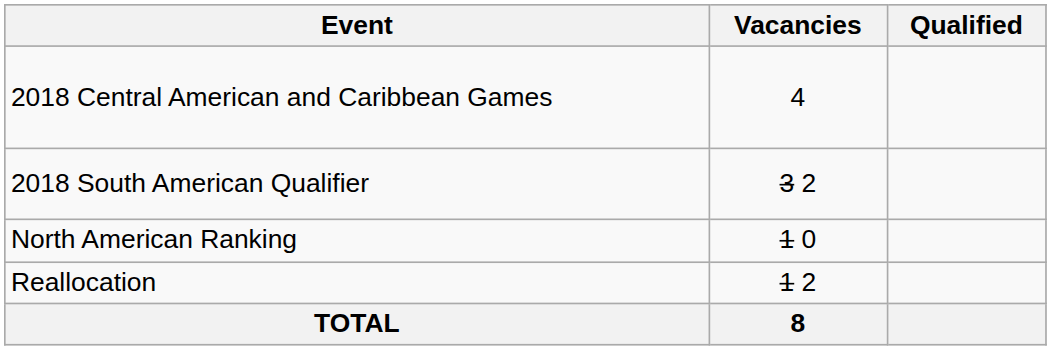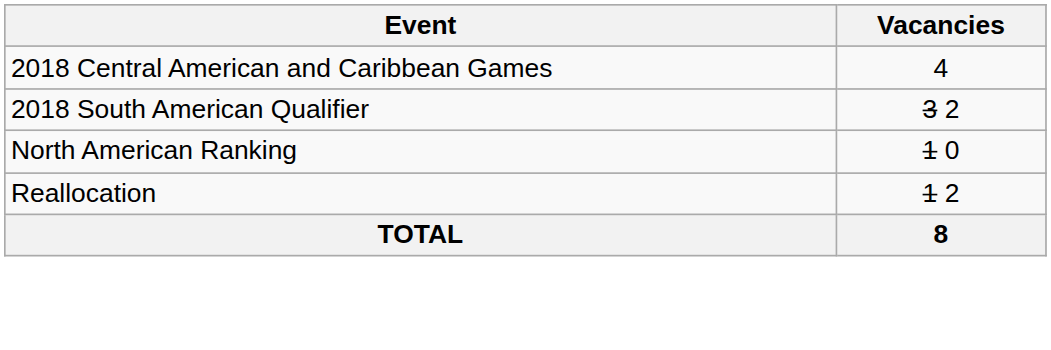- column: (966, 25)
